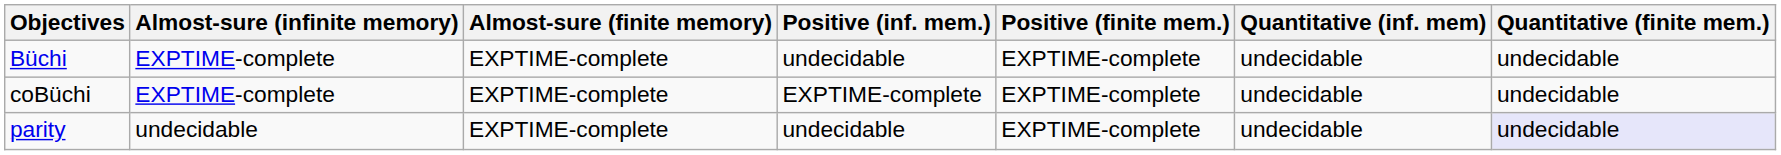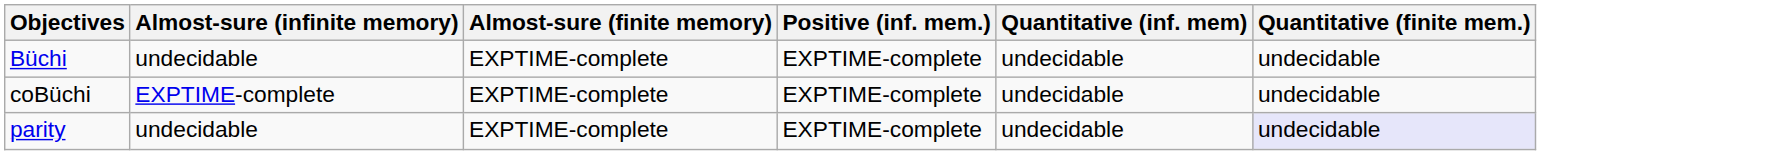- column: (1116, 22)
(235, 58) EXPTIME-complete -> (197, 58) undecidable
(844, 58) undecidable -> (882, 58) EXPTIME-complete
(844, 130) undecidable -> (882, 130) EXPTIME-complete
